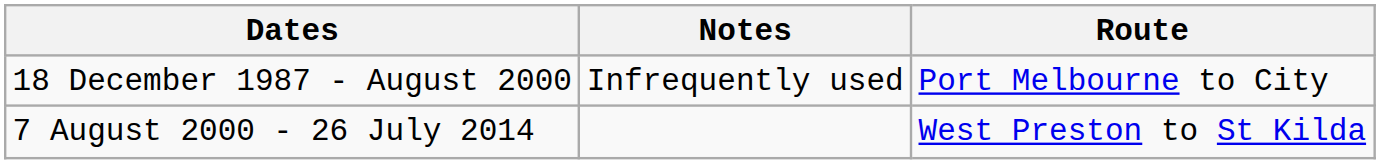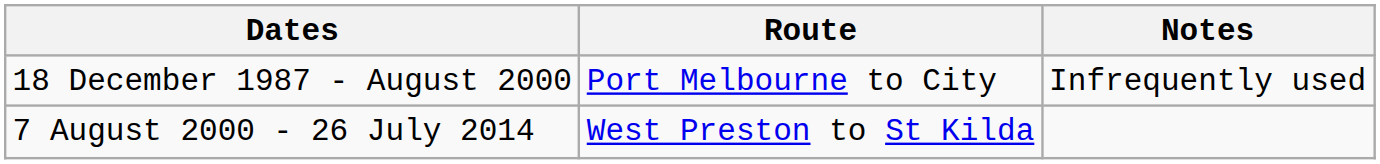columns swapped: (1142, 31) <-> (745, 31)
